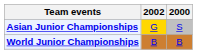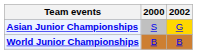columns swapped: (179, 12) <-> (154, 12)
